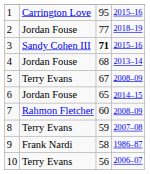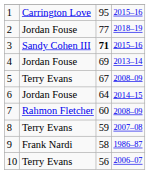(104, 62) 68 -> (104, 62) 69
(104, 95) 65 -> (104, 95) 64
